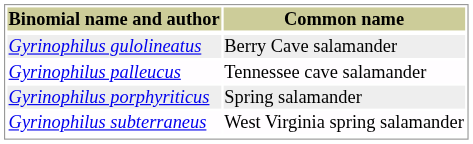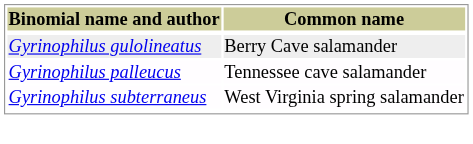- row: (109, 97)
